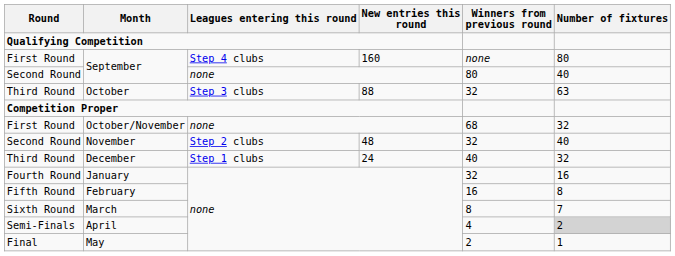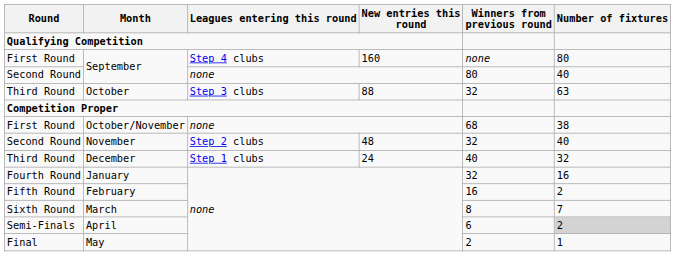(563, 125) 32 -> (563, 125) 38
(560, 192) 8 -> (560, 192) 2
(469, 225) 4 -> (469, 225) 6
